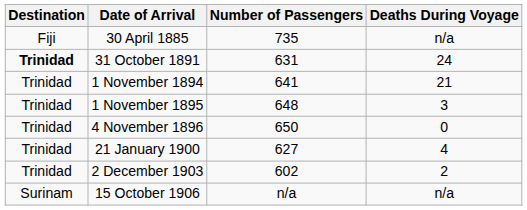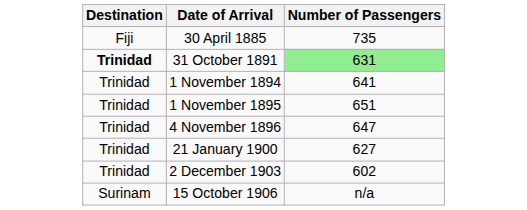- column: (444, 15)
(287, 60) no background -> (364, 60) lightgreen background
(287, 104) 648 -> (364, 104) 651
(287, 127) 650 -> (364, 127) 647
